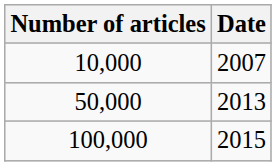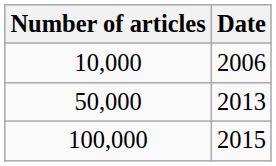(242, 62) 2007 -> (242, 62) 2006
